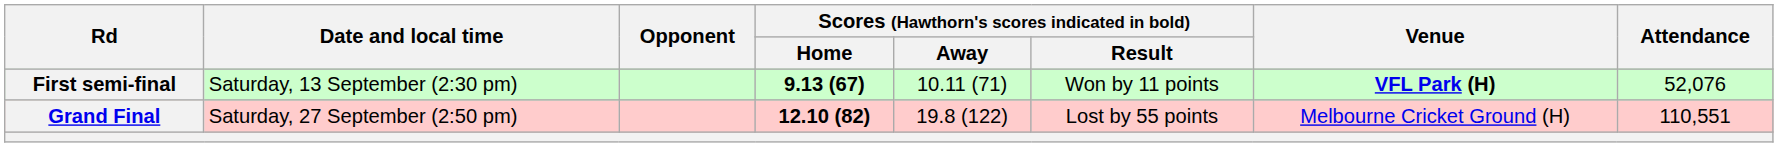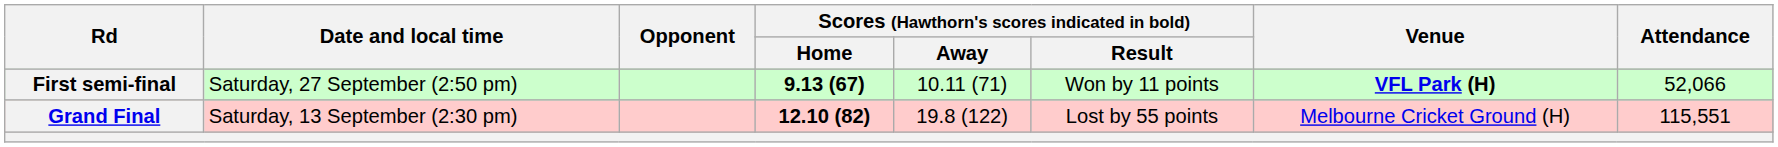(363, 85) Saturday, 13 September (2:30 pm) -> (363, 85) Saturday, 27 September (2:50 pm)
(1695, 85) 52,076 -> (1695, 85) 52,066
(363, 117) Saturday, 27 September (2:50 pm) -> (363, 117) Saturday, 13 September (2:30 pm)
(1695, 117) 110,551 -> (1695, 117) 115,551
